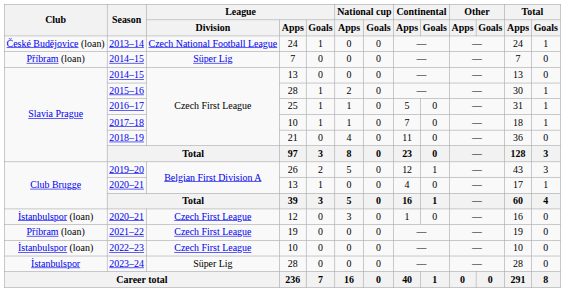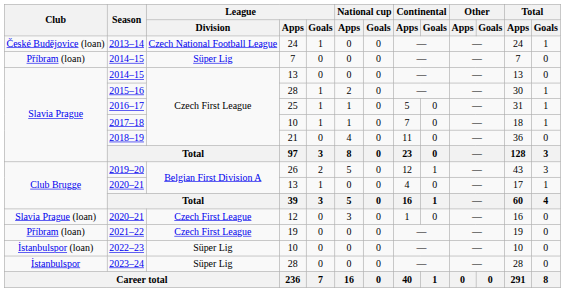(56, 216) İstanbulspor (loan) -> (56, 216) Slavia Prague (loan)
(213, 248) Czech First League -> (213, 248) Süper Lig
